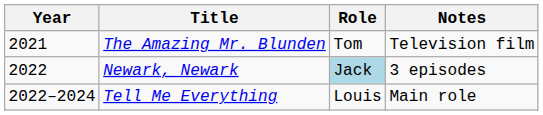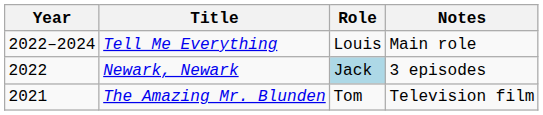rows swapped: (214, 44) <-> (190, 97)
